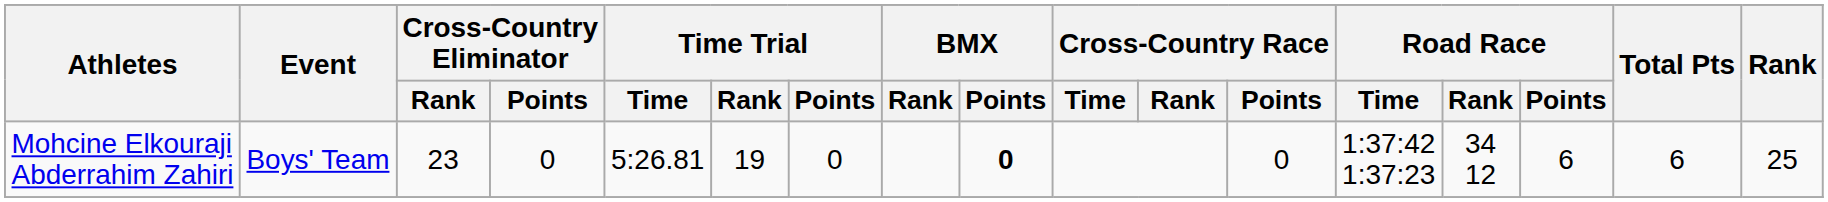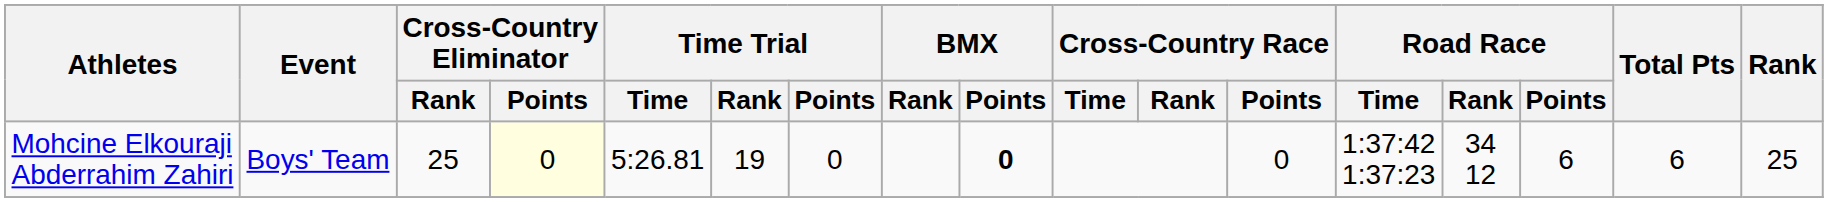(443, 160) 23 -> (443, 160) 25
(547, 160) no background -> (547, 160) lightyellow background
